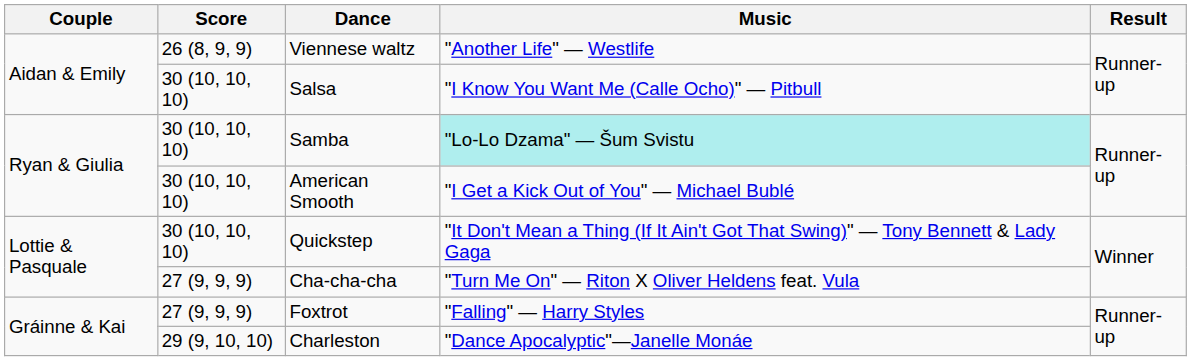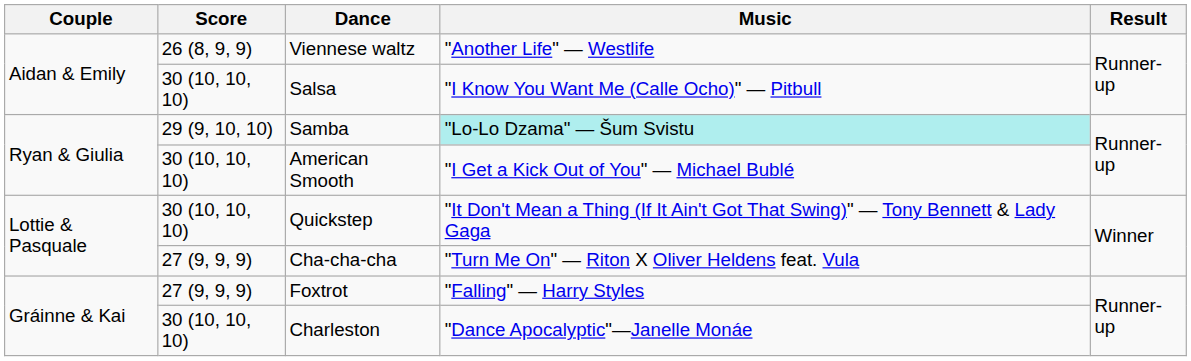(206, 140) 30 (10, 10, 10) -> (217, 129) 29 (9, 10, 10)
(217, 341) 29 (9, 10, 10) -> (206, 330) 30 (10, 10, 10)
